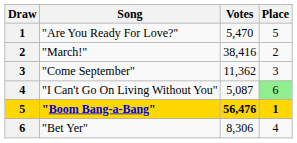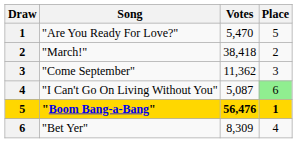(240, 52) 38,416 -> (240, 52) 38,418
(240, 128) 8,306 -> (240, 128) 8,309
